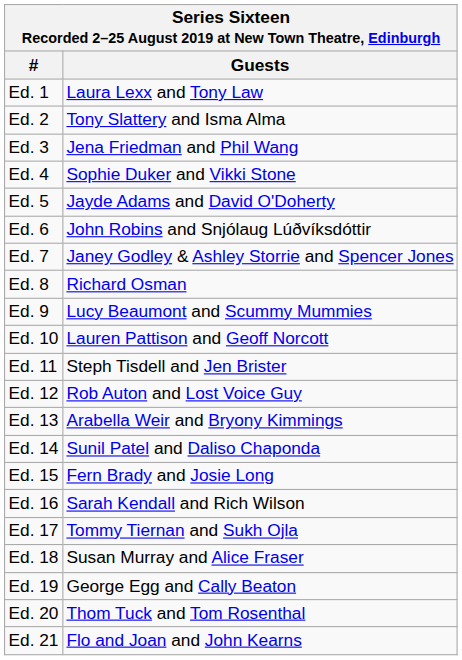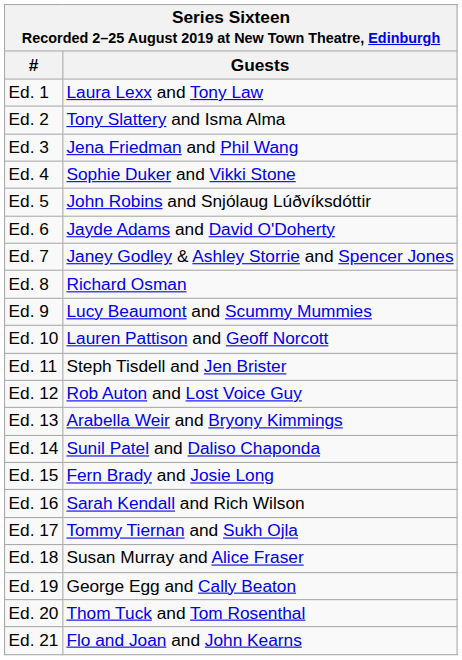(201, 202) Jayde Adams and David O'Doherty -> (219, 202) John Robins and Snjólaug Lúðvíksdóttir
(219, 229) John Robins and Snjólaug Lúðvíksdóttir -> (201, 229) Jayde Adams and David O'Doherty
